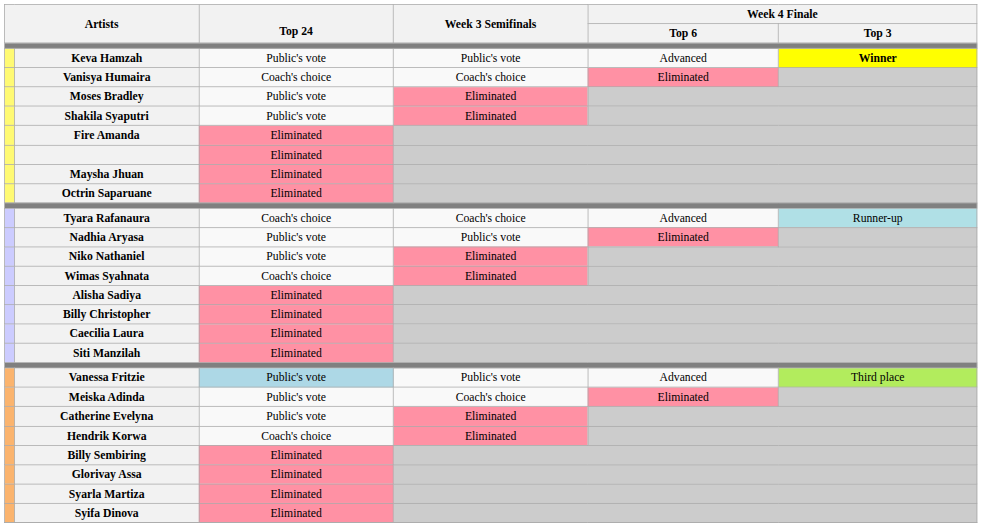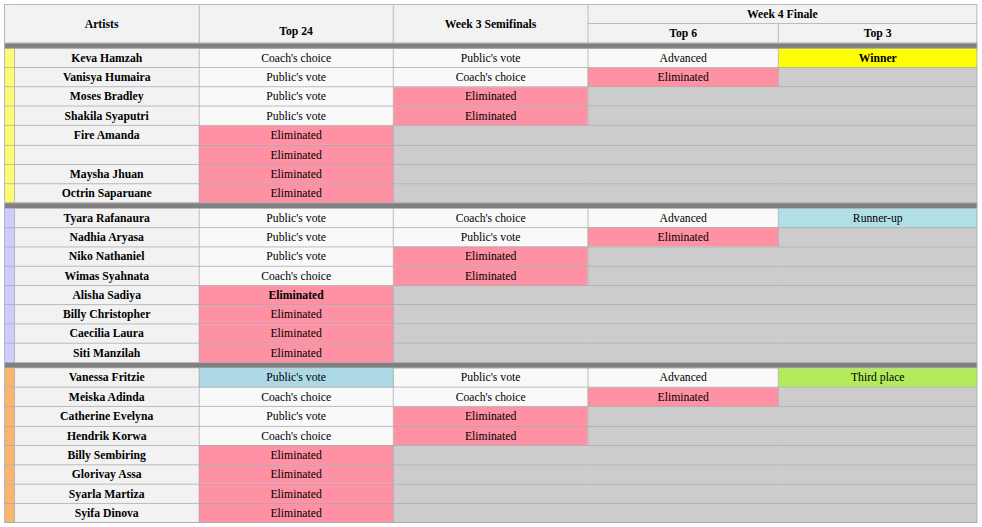(296, 58) Public's vote -> (296, 58) Coach's choice
(296, 77) Coach's choice -> (296, 77) Public's vote
(296, 218) Coach's choice -> (296, 218) Public's vote
(296, 295) normal -> (296, 295) bold
(296, 397) Public's vote -> (296, 397) Coach's choice
